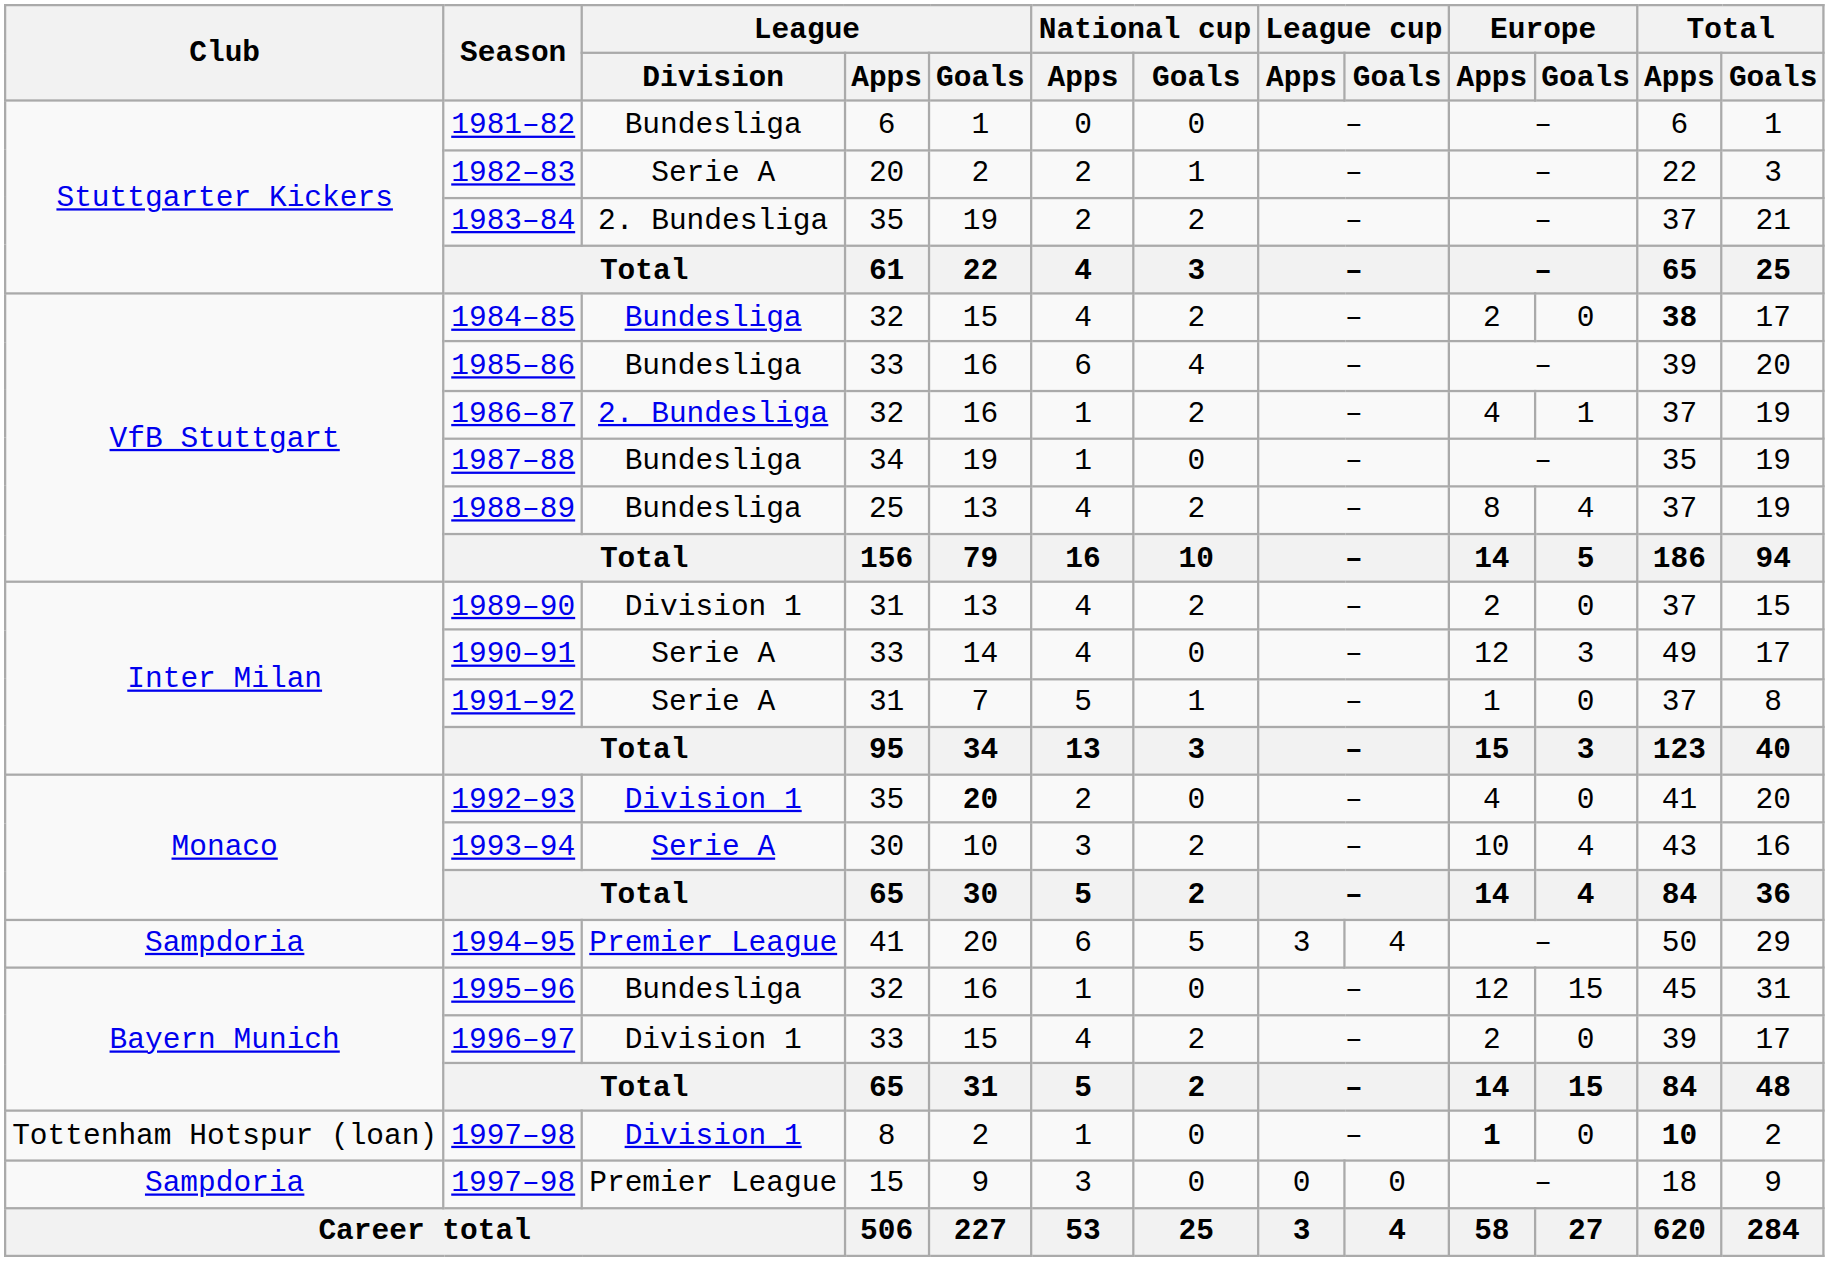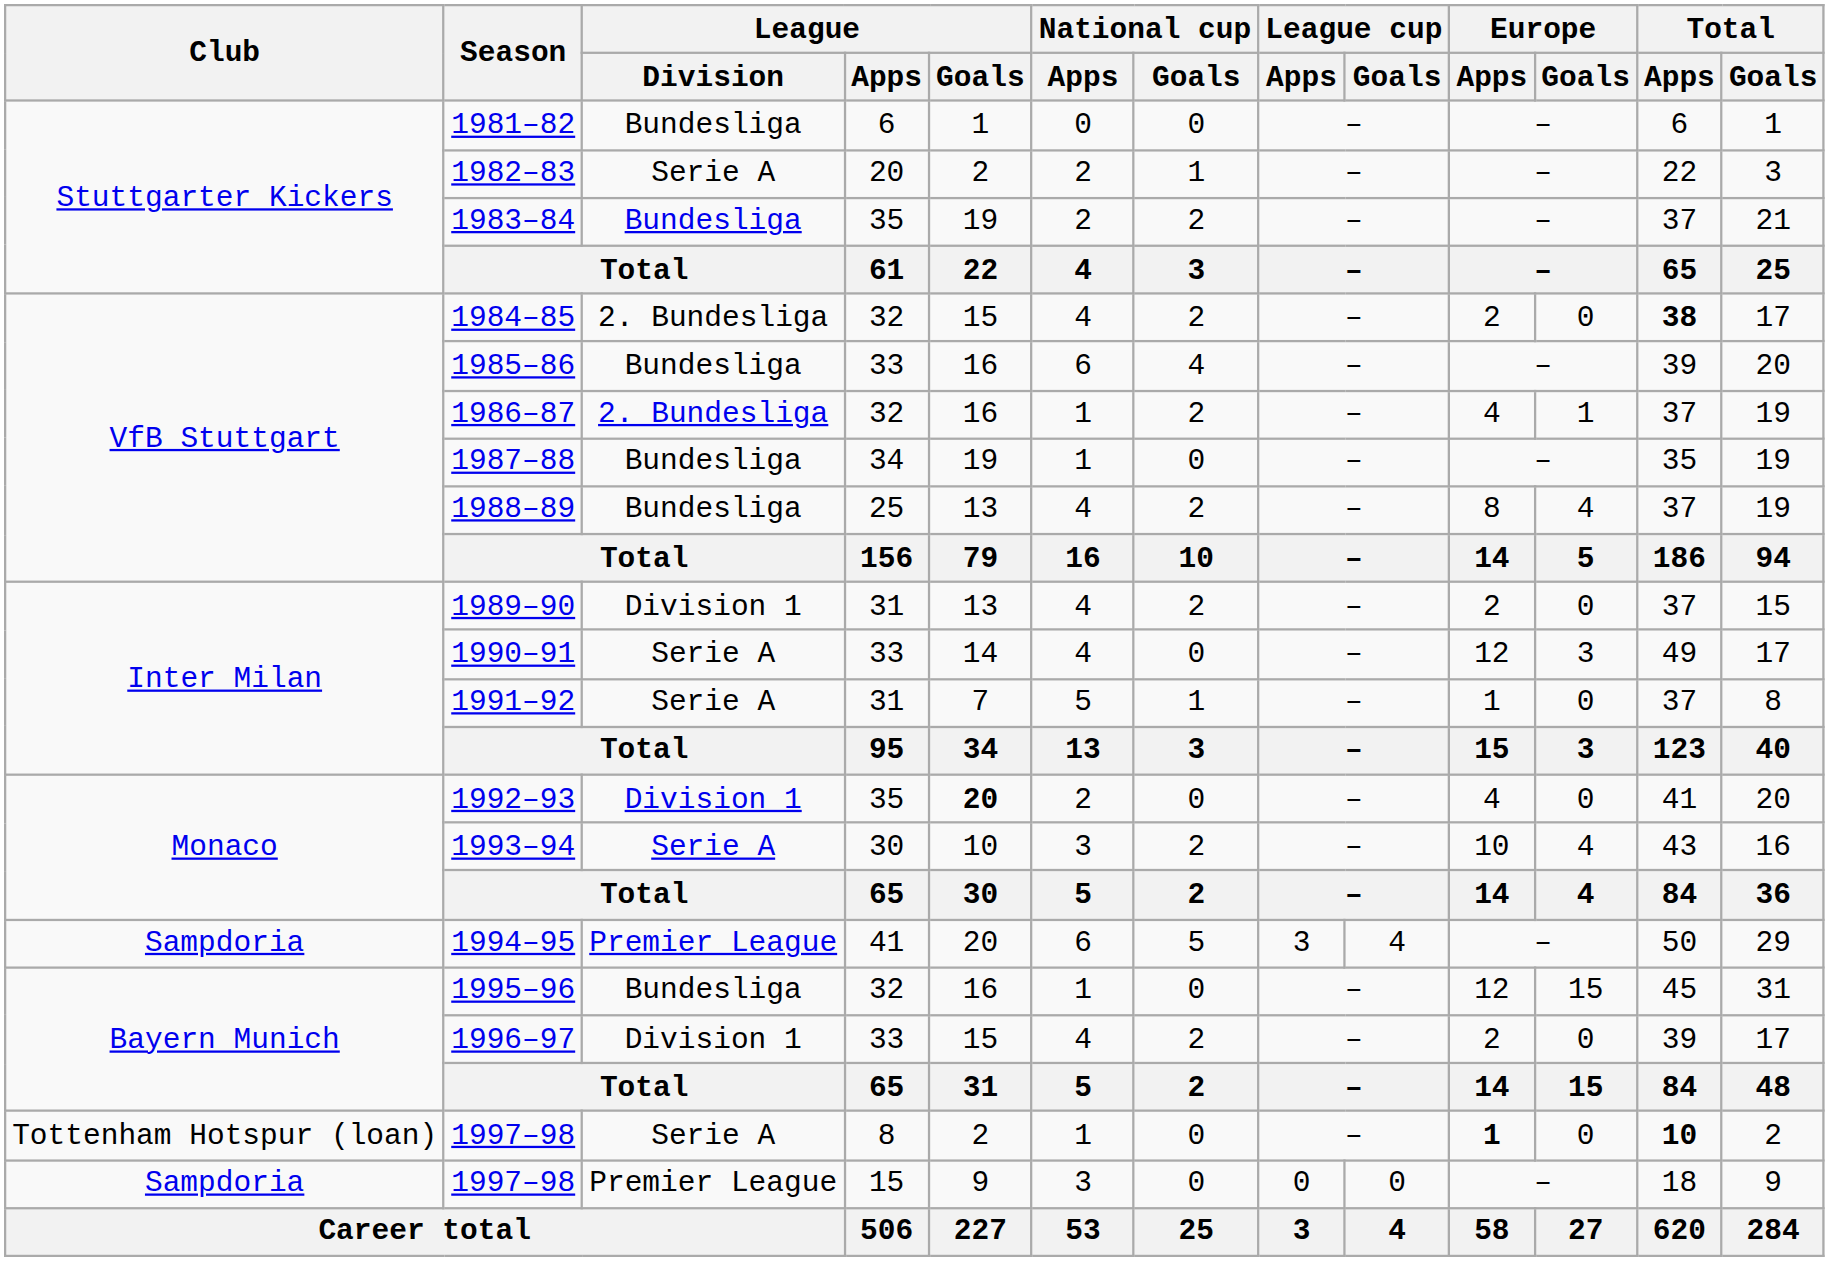(713, 222) 2. Bundesliga -> (713, 222) Bundesliga
(713, 318) Bundesliga -> (713, 318) 2. Bundesliga
(713, 1135) Division 1 -> (713, 1135) Serie A
